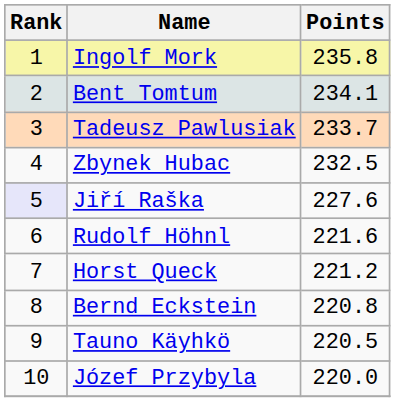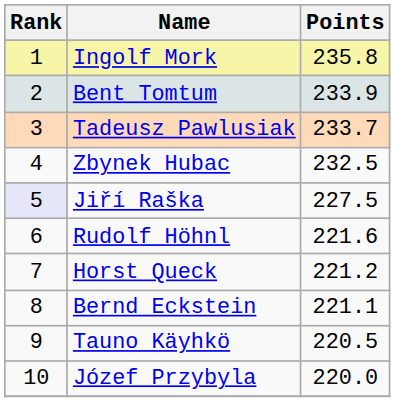(345, 94) 234.1 -> (345, 94) 233.9
(345, 201) 227.6 -> (345, 201) 227.5
(345, 307) 220.8 -> (345, 307) 221.1
